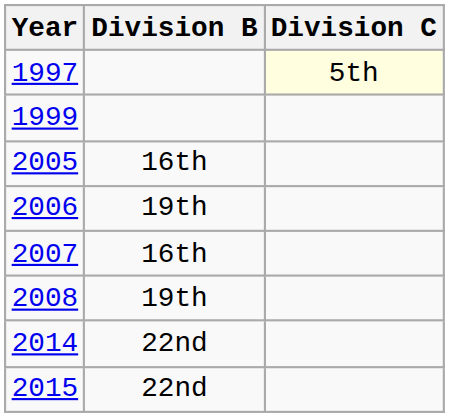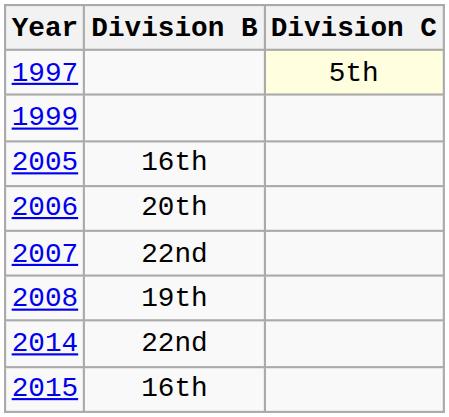(174, 208) 19th -> (174, 208) 20th
(174, 253) 16th -> (174, 253) 22nd
(174, 389) 22nd -> (174, 389) 16th
